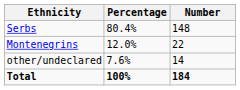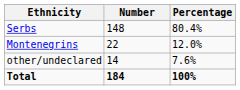columns swapped: (203, 12) <-> (137, 12)
